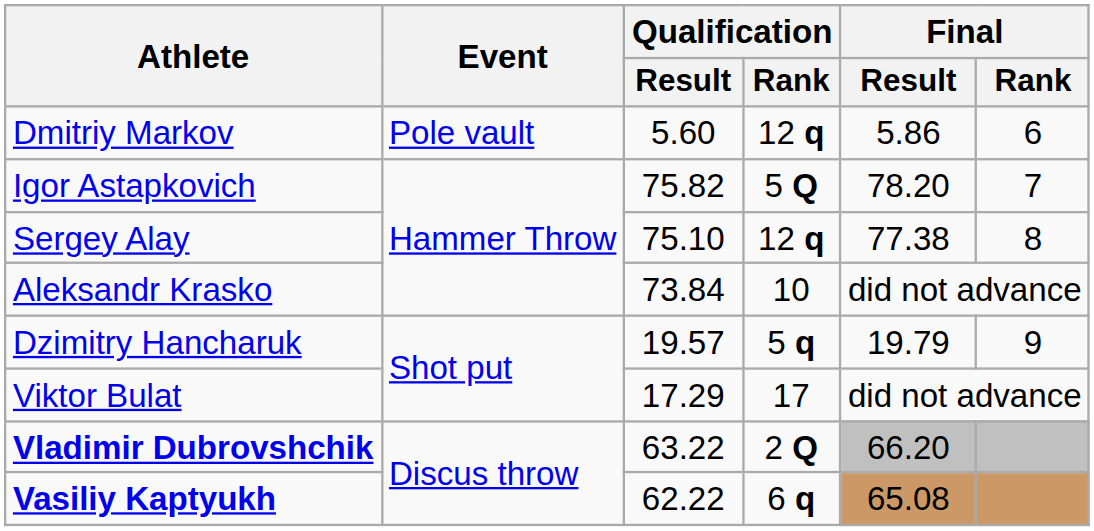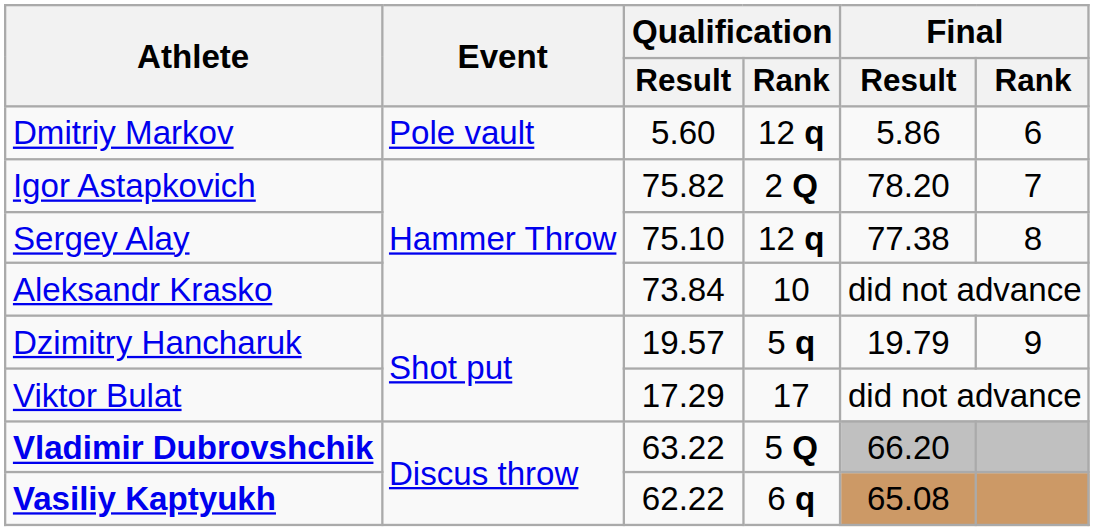(791, 186) 5 Q -> (791, 186) 2 Q
(791, 447) 2 Q -> (791, 447) 5 Q
